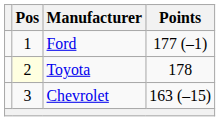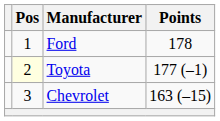(180, 43) 177 (–1) -> (180, 43) 178
(180, 69) 178 -> (180, 69) 177 (–1)
